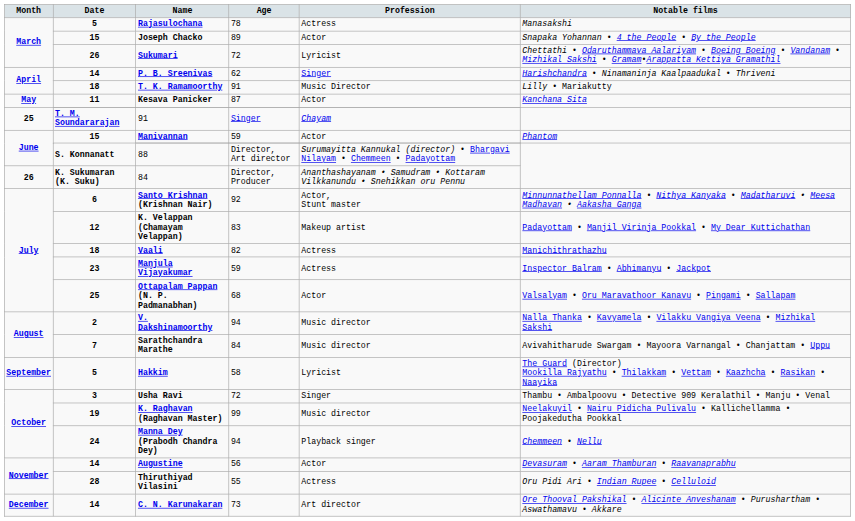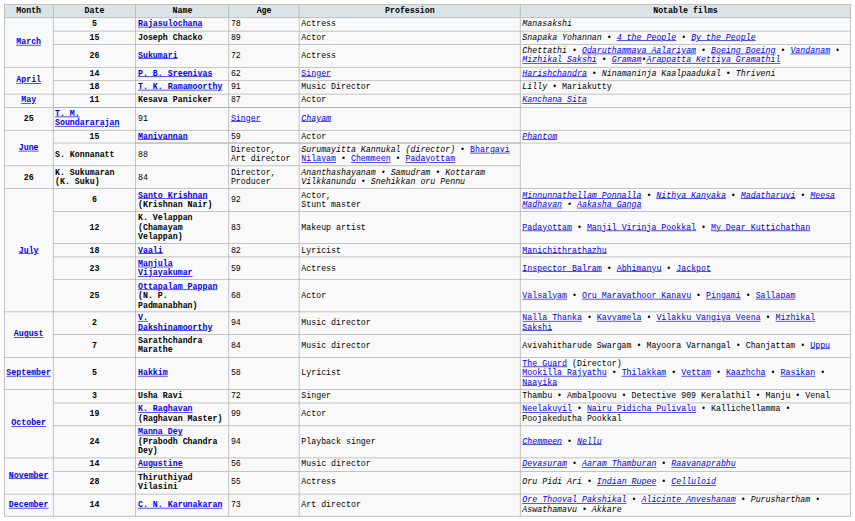(321, 56) Lyricist -> (319, 56) Actress
(319, 251) Actress -> (321, 251) Lyricist
(336, 415) Music director -> (314, 415) Actor
(314, 465) Actor -> (336, 465) Music director
